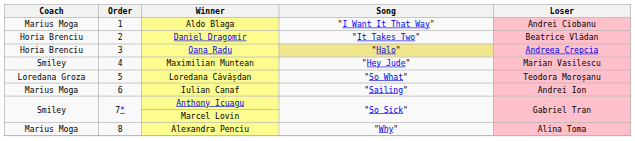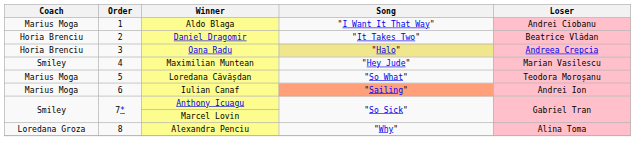(51, 77) Loredana Groza -> (51, 77) Marius Moga
(386, 90) no background -> (386, 90) lightsalmon background
(51, 129) Marius Moga -> (51, 129) Loredana Groza
